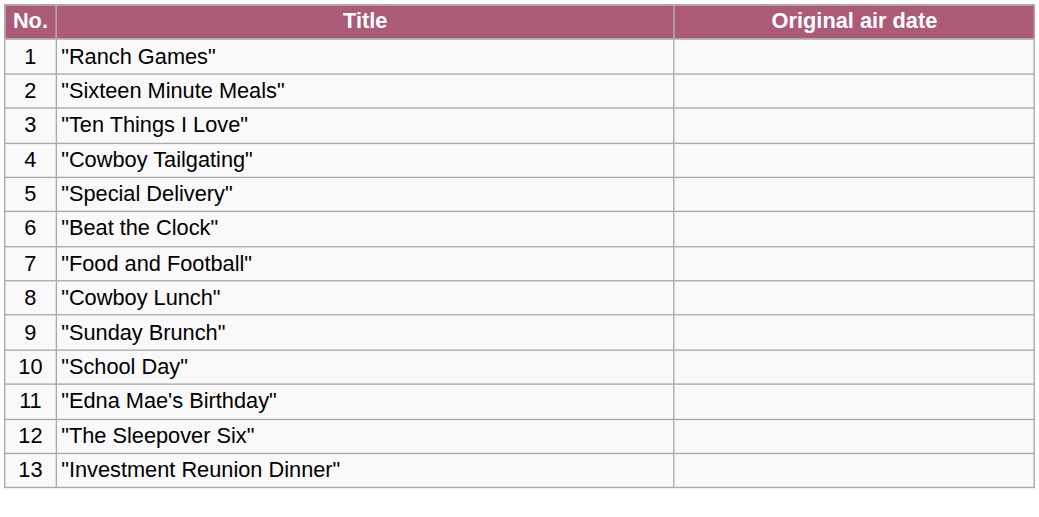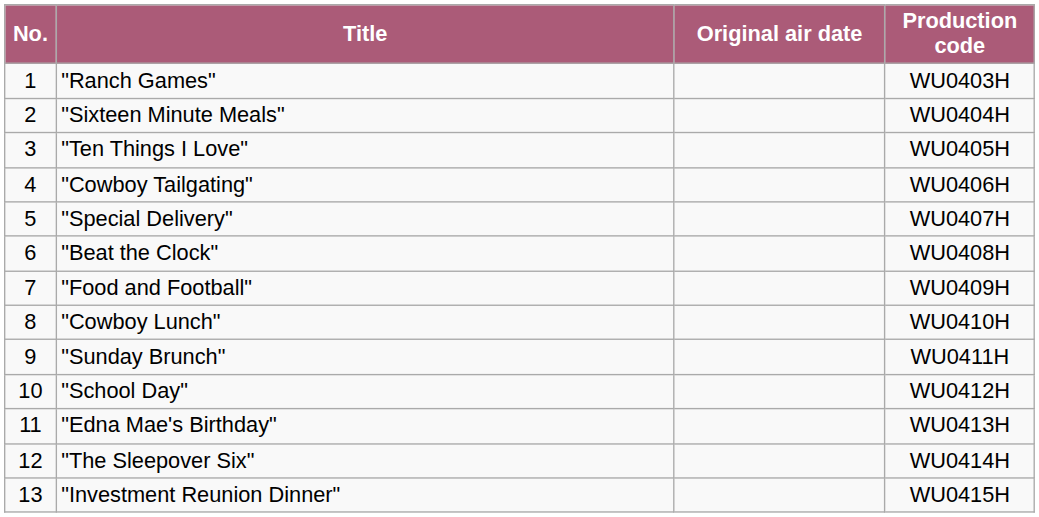+ column: (960, 33)
